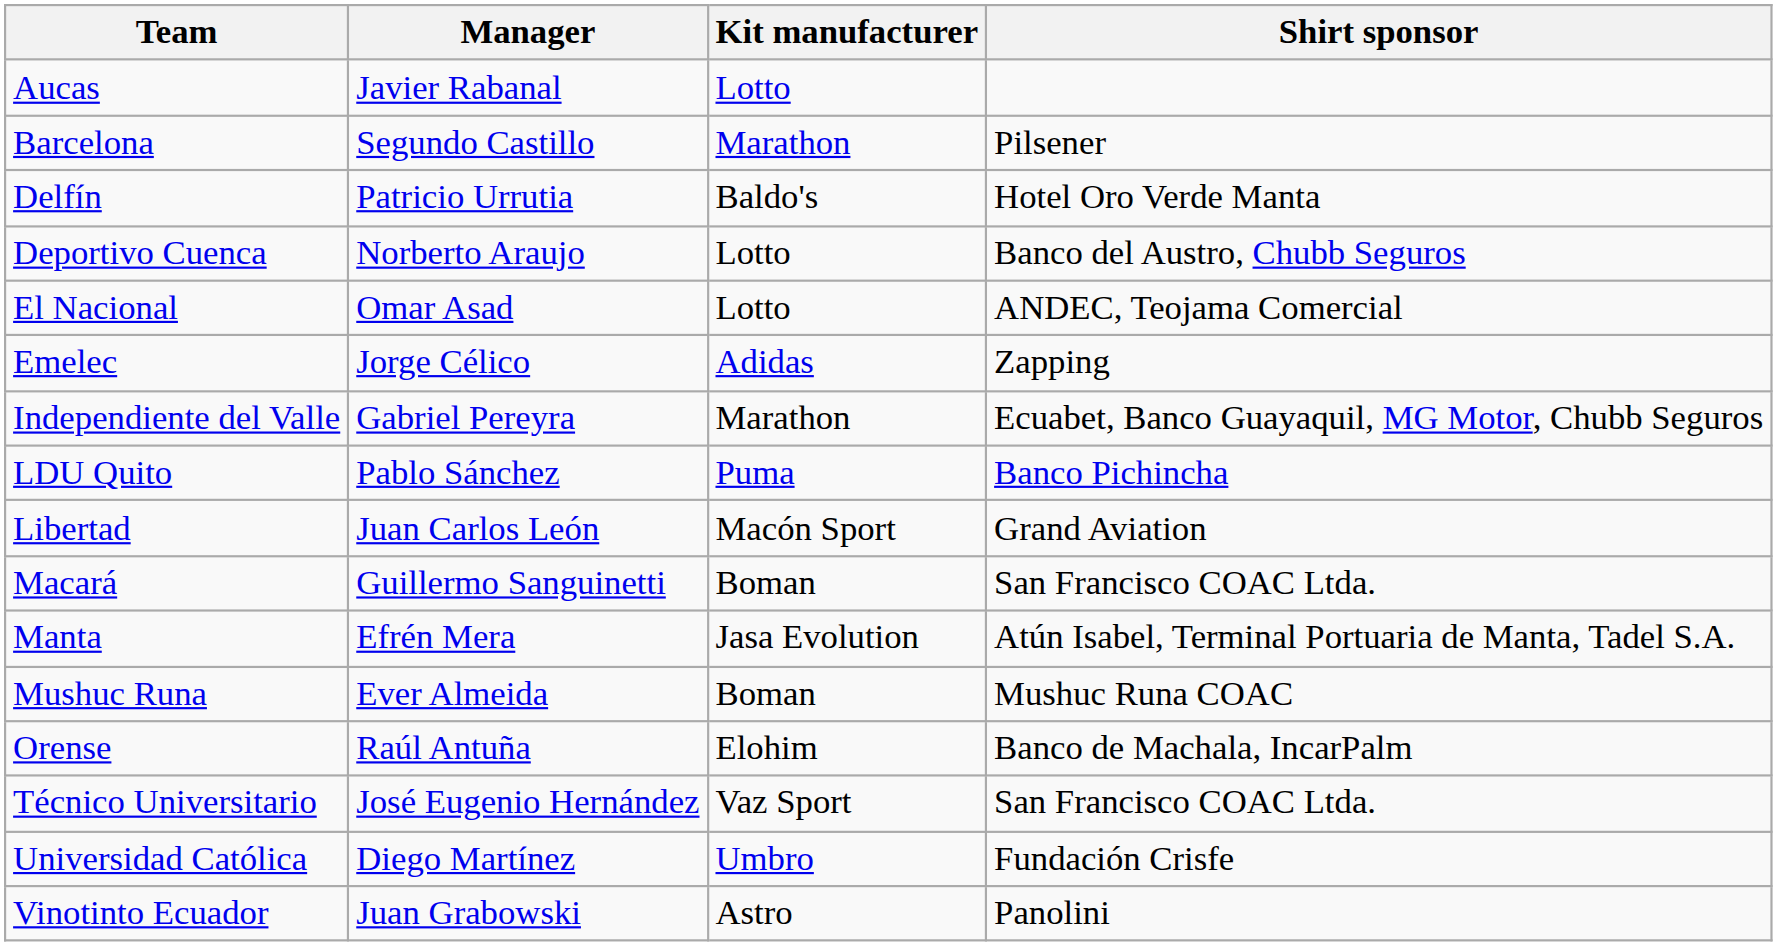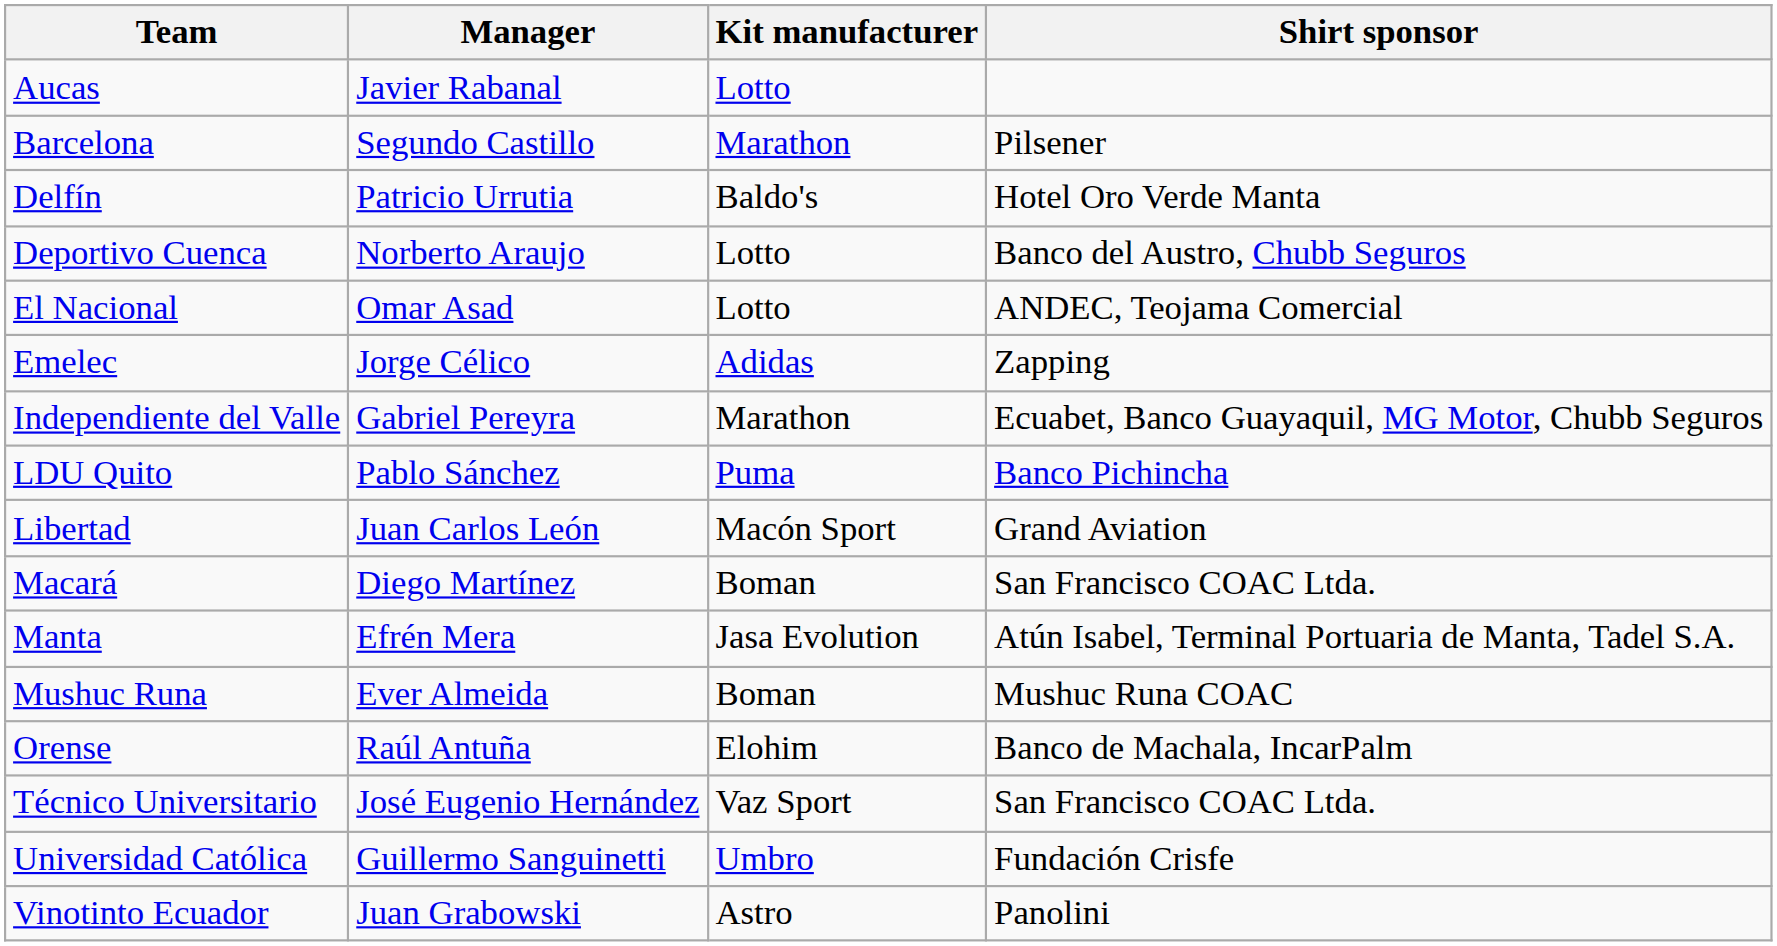(511, 582) Guillermo Sanguinetti -> (466, 582) Diego Martínez
(466, 857) Diego Martínez -> (511, 857) Guillermo Sanguinetti
